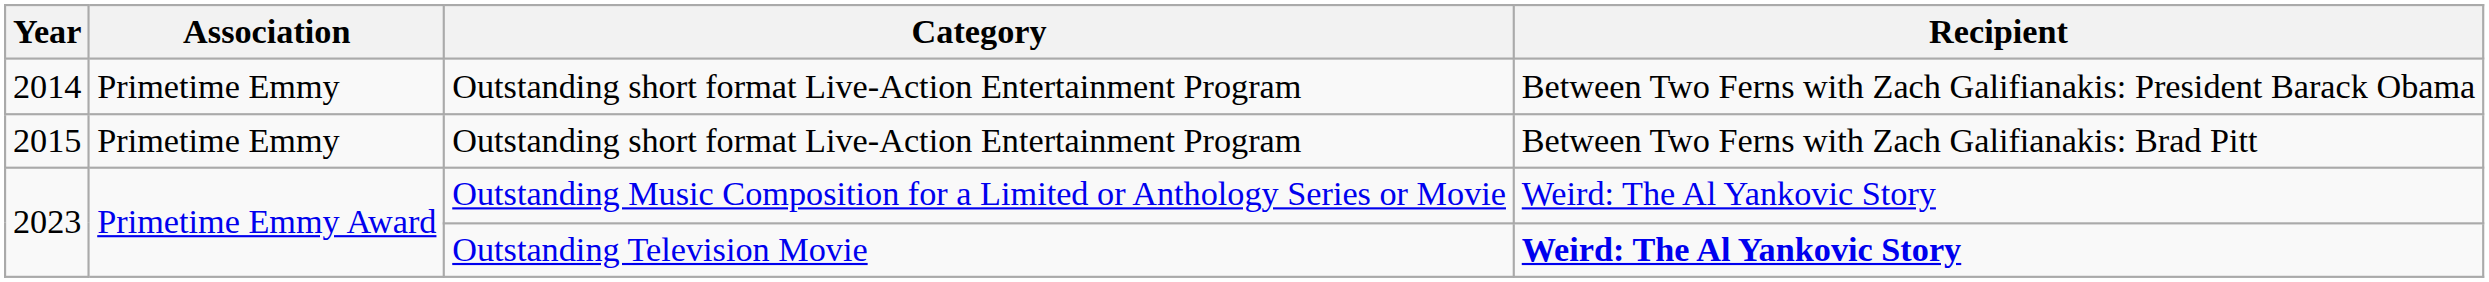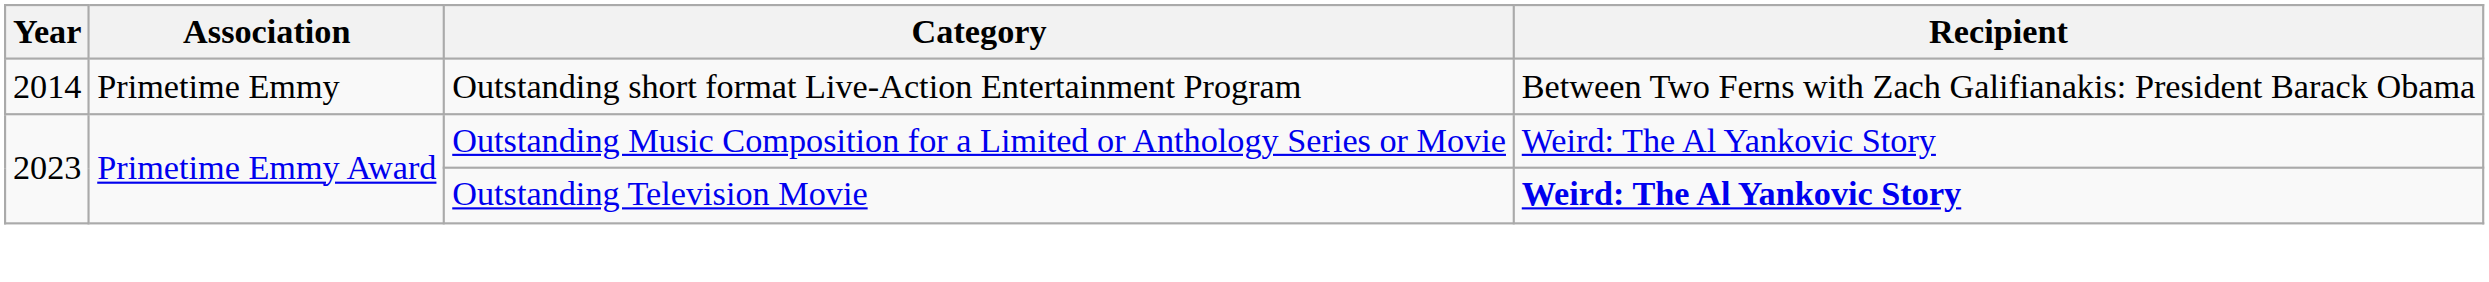- row: (47, 140)
